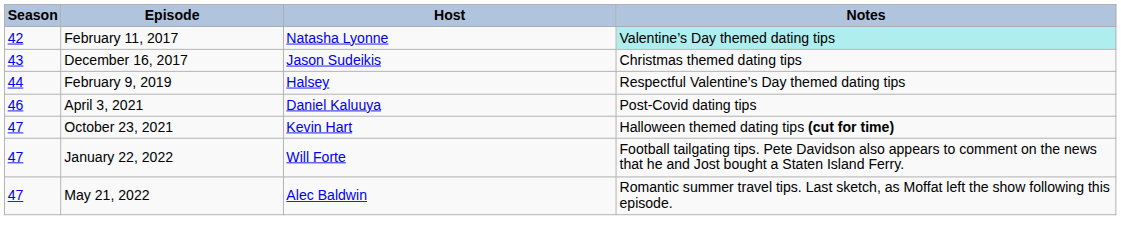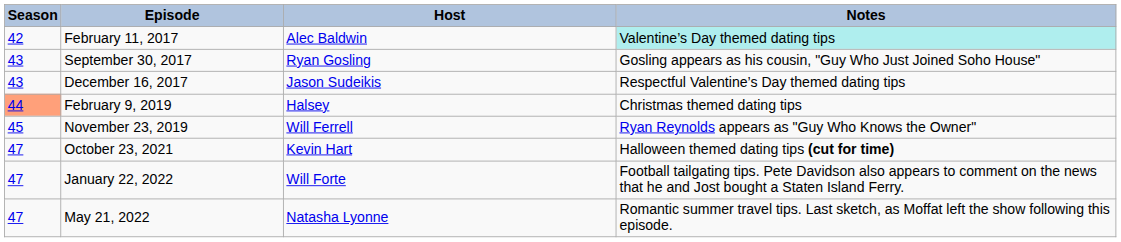(337, 37) Natasha Lyonne -> (327, 37) Alec Baldwin
+ row: (128, 60)
(711, 60) Christmas themed dating tips -> (762, 82) Respectful Valentine’s Day themed dating tips
(16, 82) no background -> (16, 104) lightsalmon background
(762, 82) Respectful Valentine’s Day themed dating tips -> (711, 104) Christmas themed dating tips
+ row: (126, 127)
- row: (104, 104)
(327, 195) Alec Baldwin -> (337, 218) Natasha Lyonne
